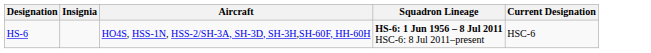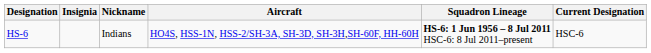+ column: (123, 12)
